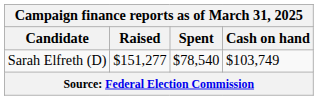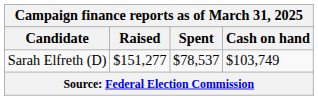(196, 60) $78,540 -> (196, 60) $78,537
